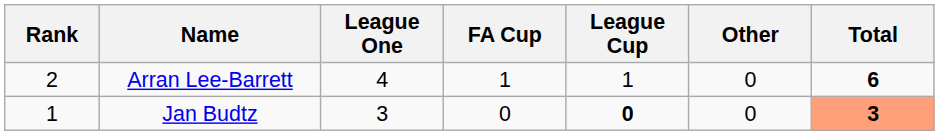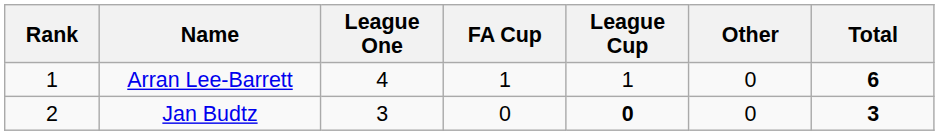(52, 80) 2 -> (52, 80) 1
(52, 114) 1 -> (52, 114) 2
(873, 114) lightsalmon background -> (873, 114) no background
